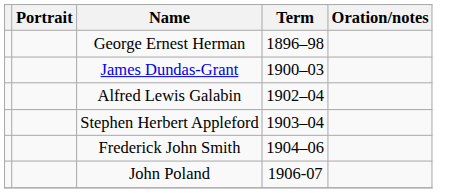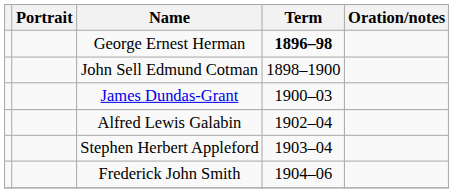(295, 43) normal -> (303, 43) bold
+ row: (169, 69)
- row: (169, 174)
